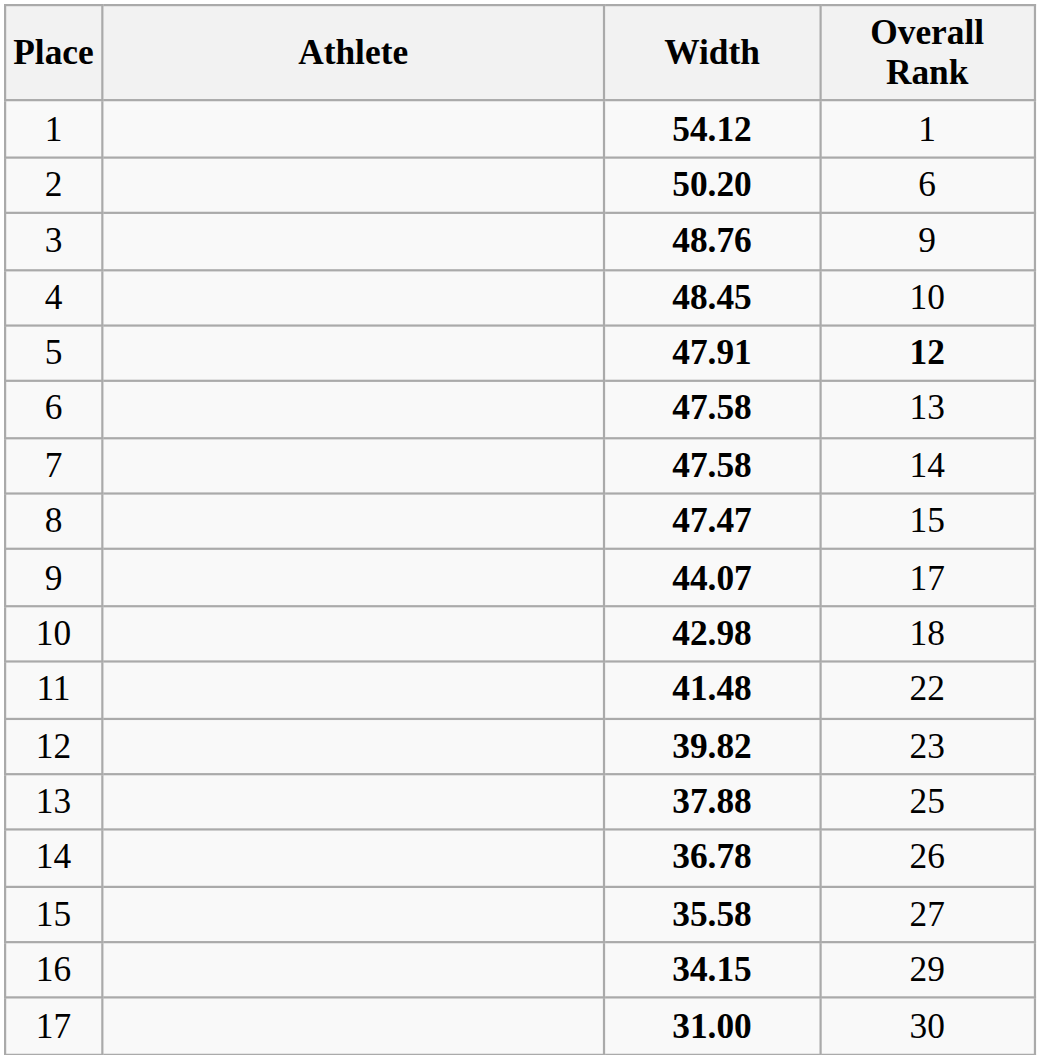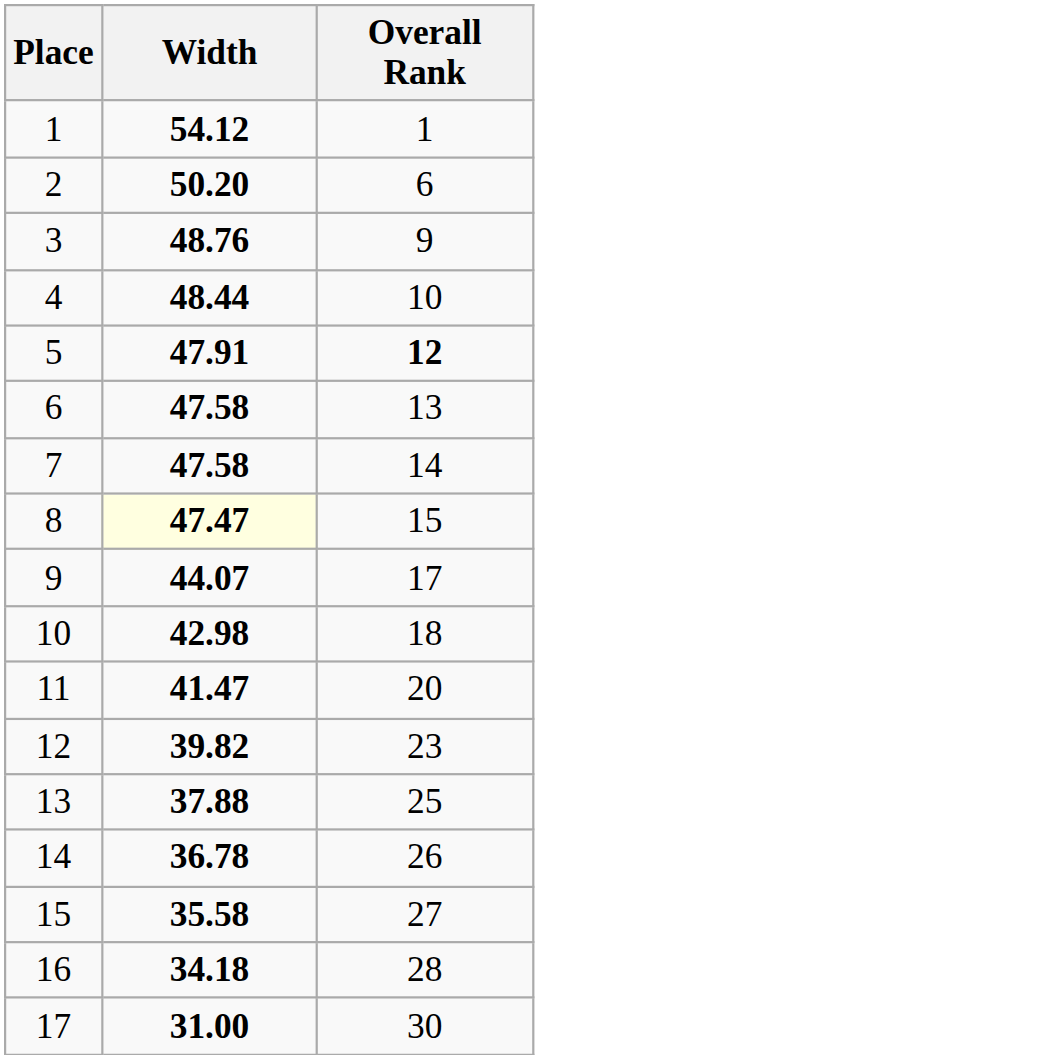- column: (353, 52)
(712, 296) 48.45 -> (209, 296) 48.44
(712, 520) no background -> (209, 520) lightyellow background
(712, 689) 41.48 -> (209, 689) 41.47
(927, 689) 22 -> (425, 689) 20
(712, 969) 34.15 -> (209, 969) 34.18
(927, 969) 29 -> (425, 969) 28
